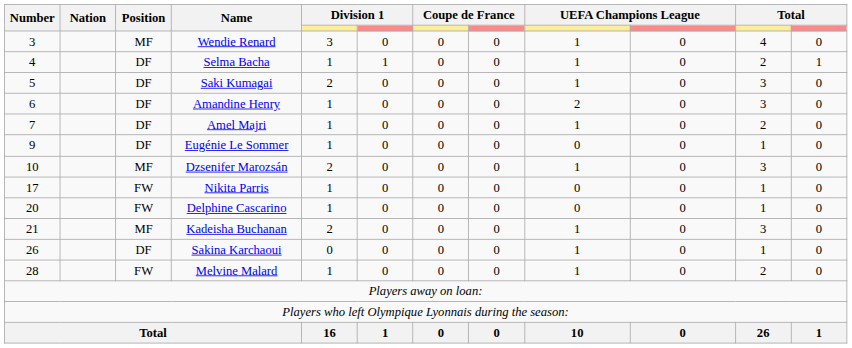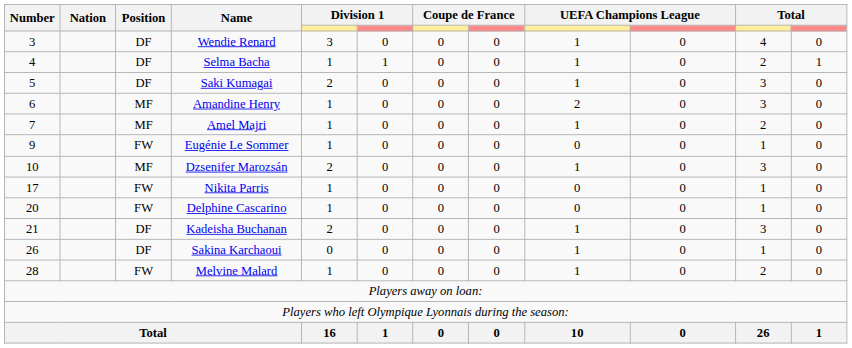(144, 41) MF -> (144, 41) DF
(144, 104) DF -> (144, 104) MF
(144, 124) DF -> (144, 124) MF
(144, 145) DF -> (144, 145) FW
(144, 228) MF -> (144, 228) DF
